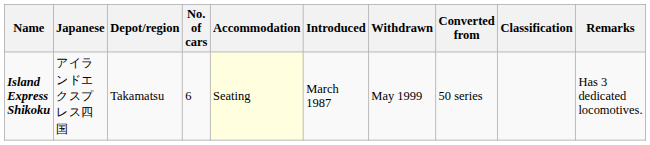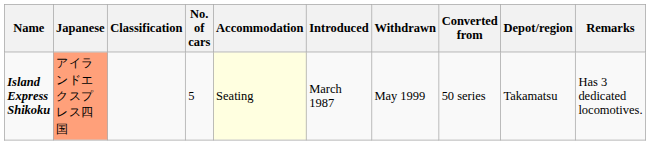columns swapped: (537, 28) <-> (145, 28)
(75, 95) no background -> (75, 95) lightsalmon background
(188, 96) 6 -> (191, 96) 5
